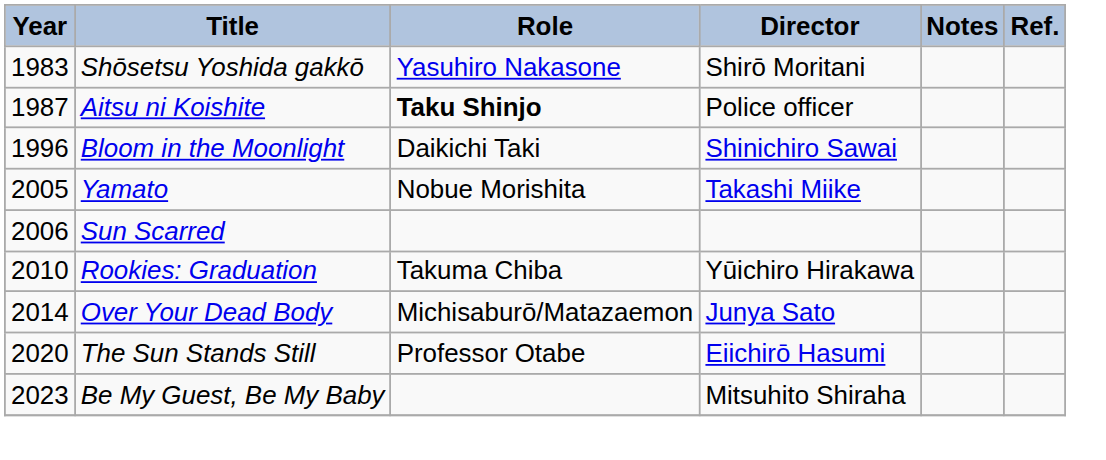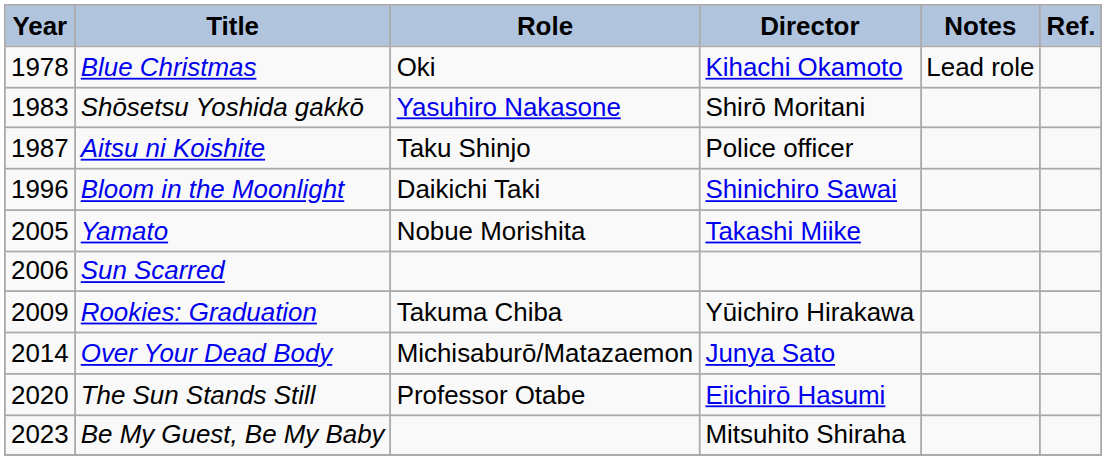+ row: (169, 67)
(469, 108) bold -> (464, 149) normal
(40, 271) 2010 -> (40, 312) 2009
